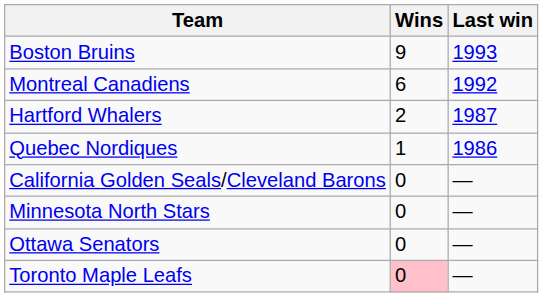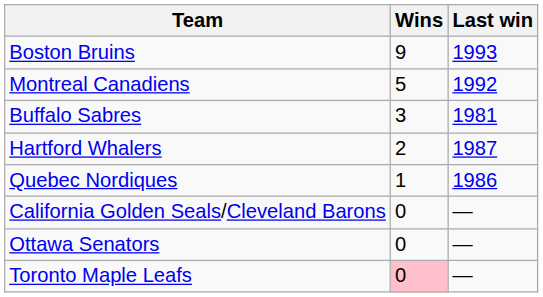(401, 84) 6 -> (401, 84) 5
+ row: (75, 116)
- row: (110, 212)
